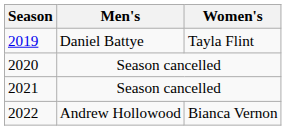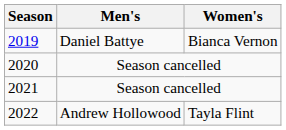(221, 40) Tayla Flint -> (233, 40) Bianca Vernon
(233, 112) Bianca Vernon -> (221, 112) Tayla Flint
